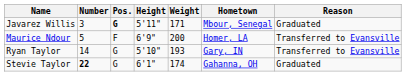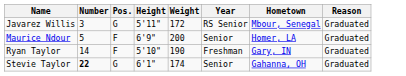+ column: (225, 11)
(115, 24) bold -> (115, 24) normal
(177, 24) 171 -> (177, 24) 172
(338, 38) Transferred to Evansville -> (347, 38) Graduated
(115, 51) G -> (115, 51) F
(177, 51) 193 -> (177, 51) 190
(338, 51) Transferred to Evansville -> (347, 51) Graduated
